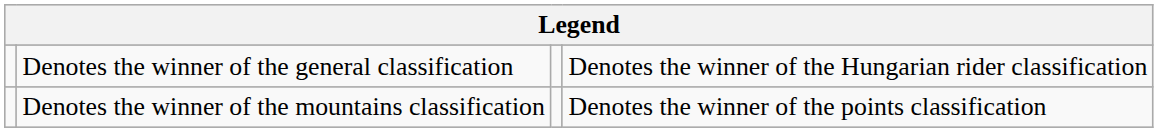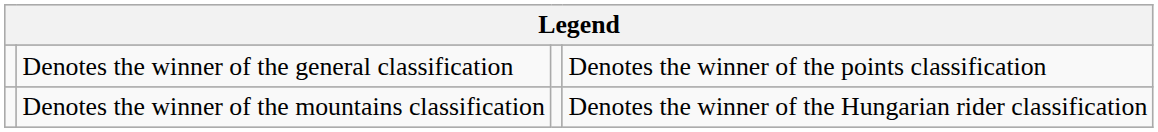(858, 65) Denotes the winner of the Hungarian rider classification -> (808, 65) Denotes the winner of the points classification
(808, 106) Denotes the winner of the points classification -> (858, 106) Denotes the winner of the Hungarian rider classification
